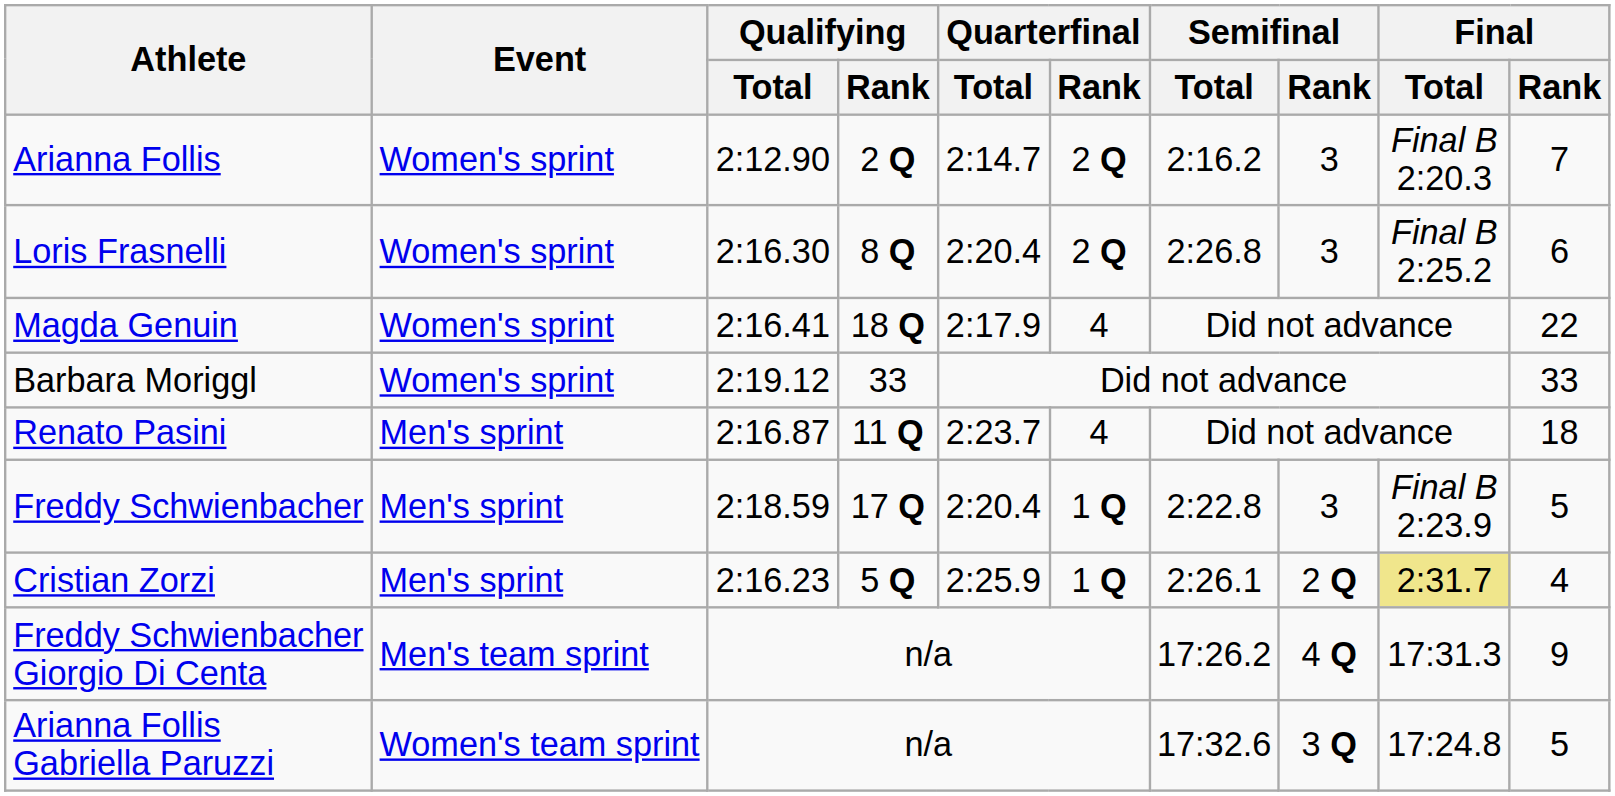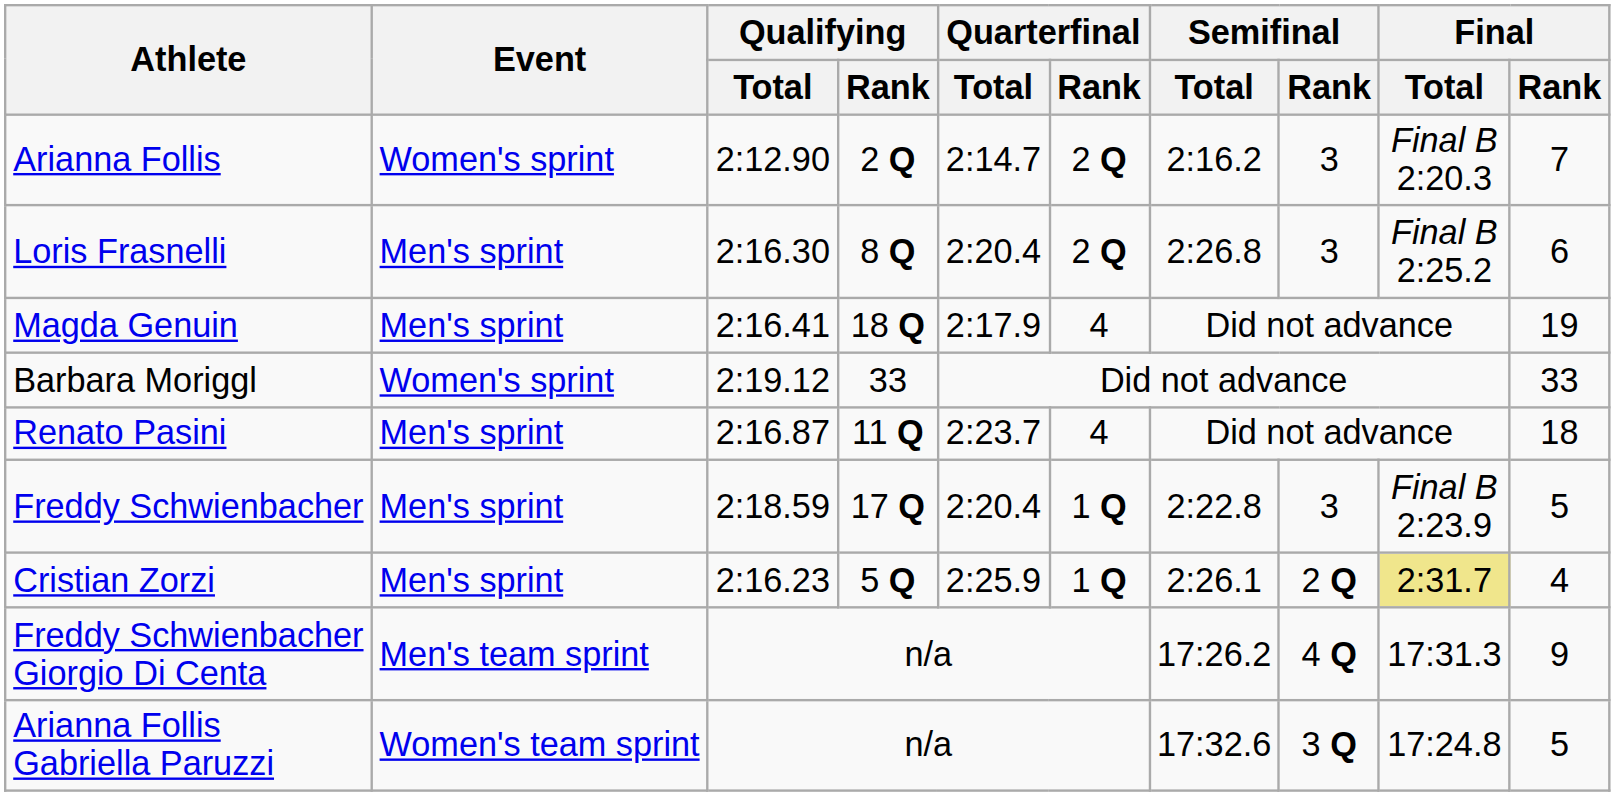(497, 252) Women's sprint -> (471, 252) Men's sprint
(497, 325) Women's sprint -> (471, 325) Men's sprint
(1559, 325) 22 -> (1559, 325) 19
